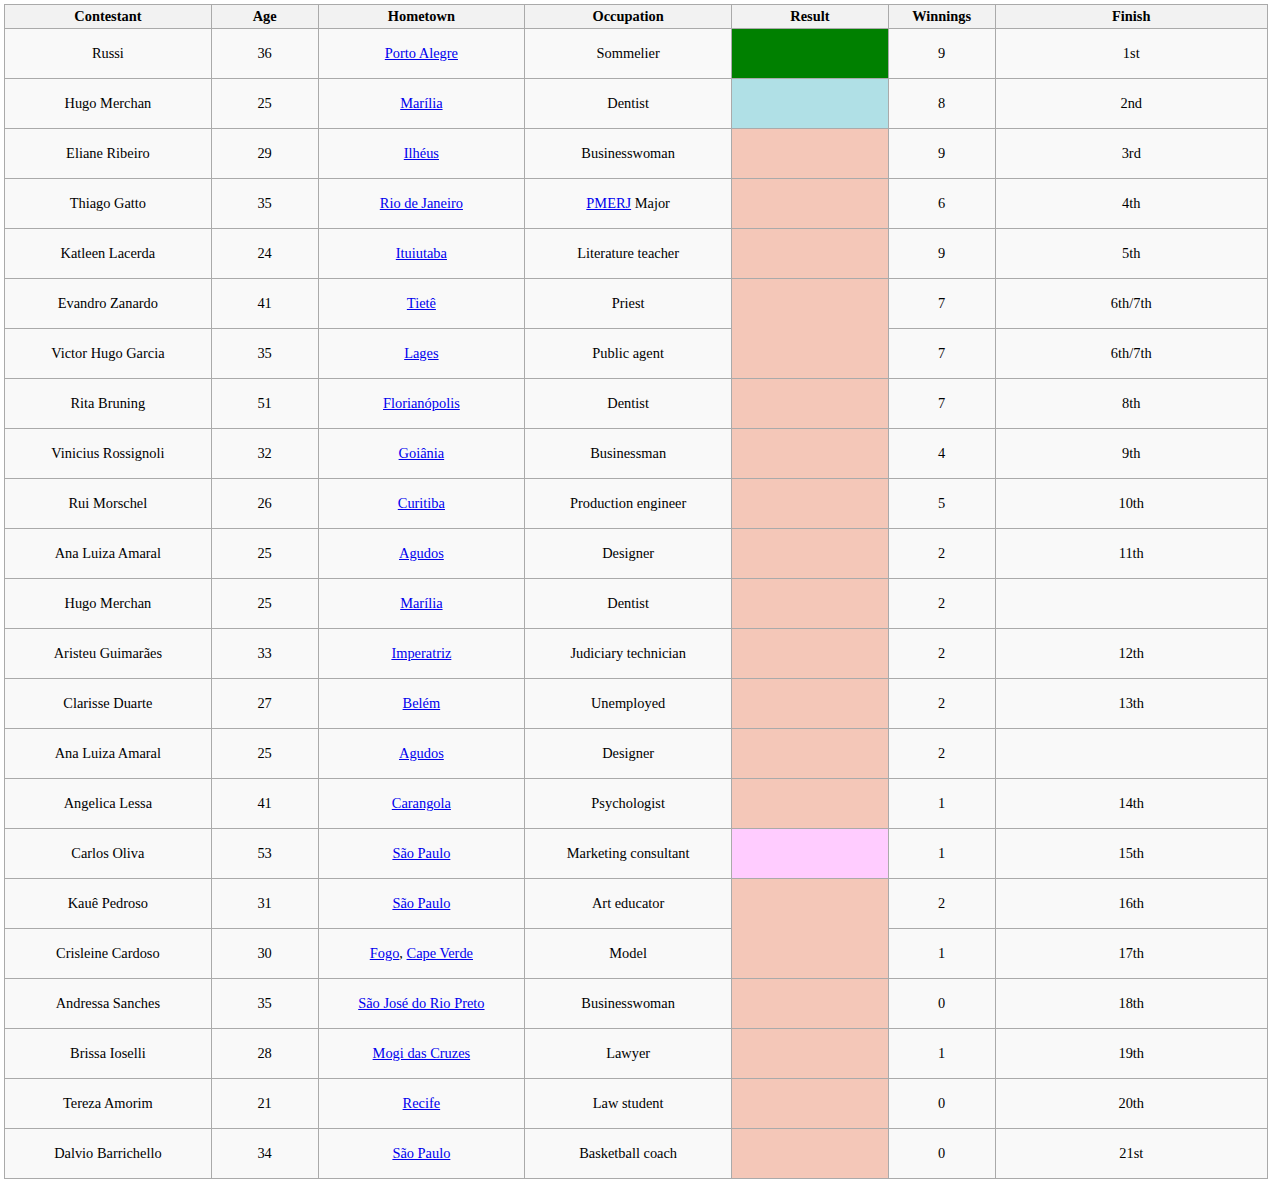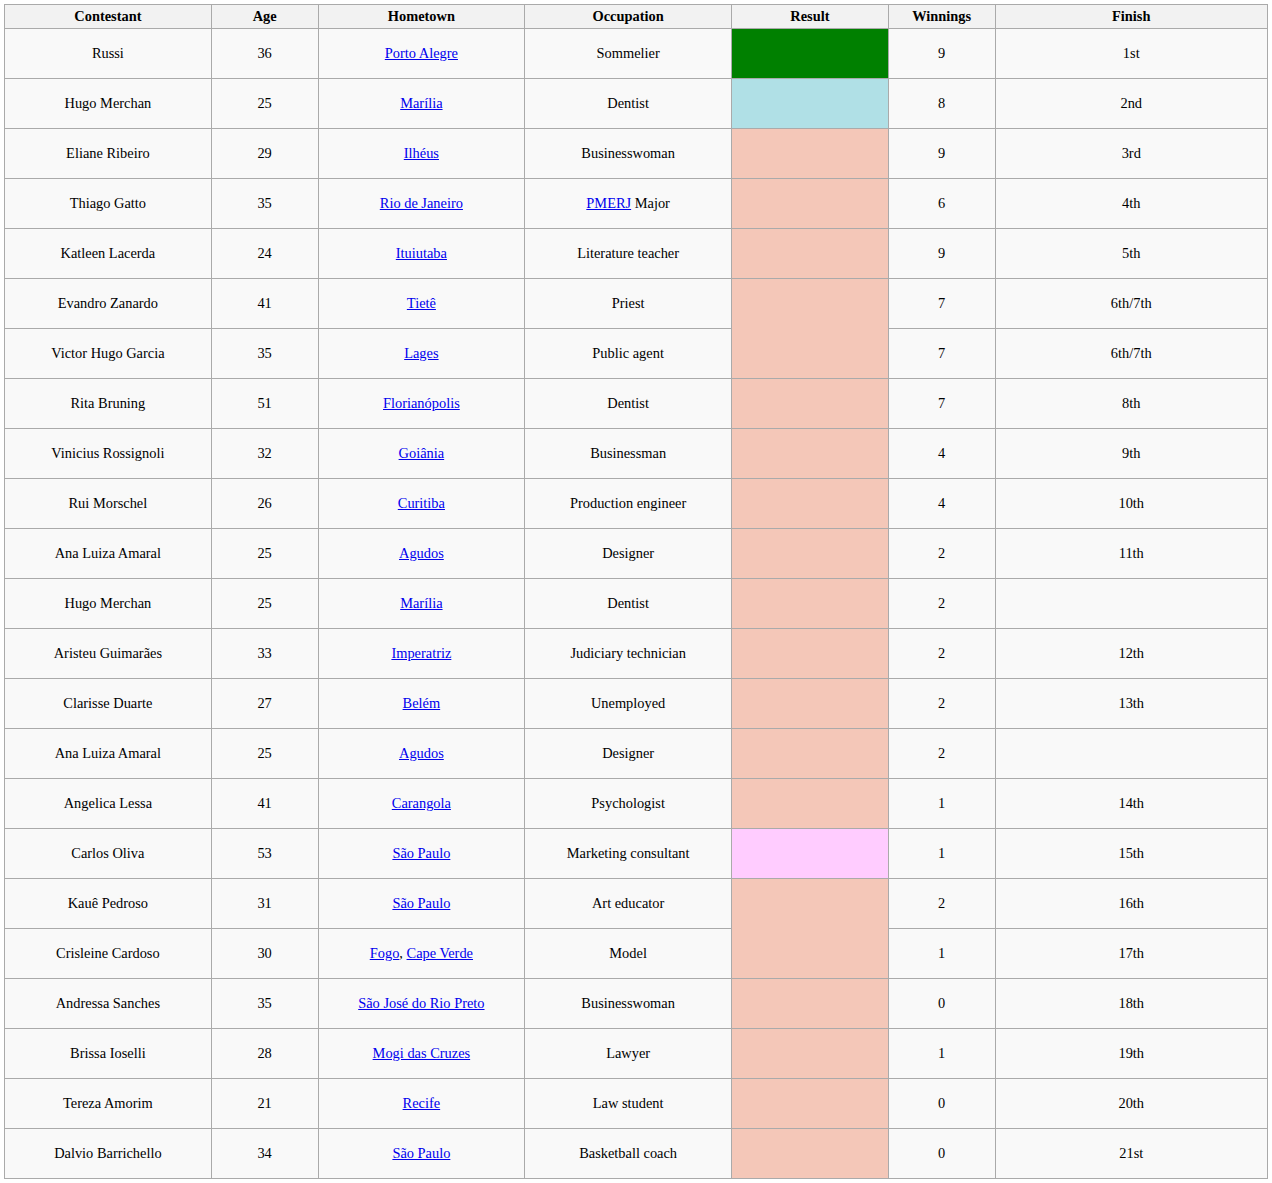(942, 503) 5 -> (942, 503) 4
